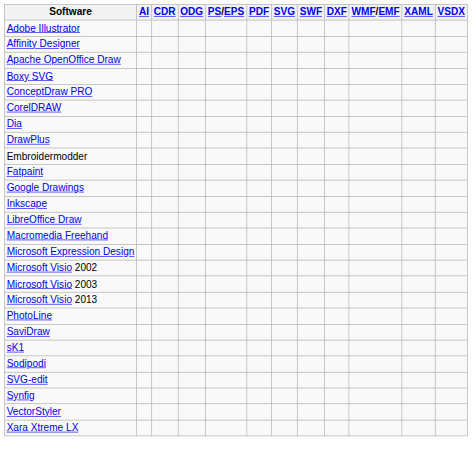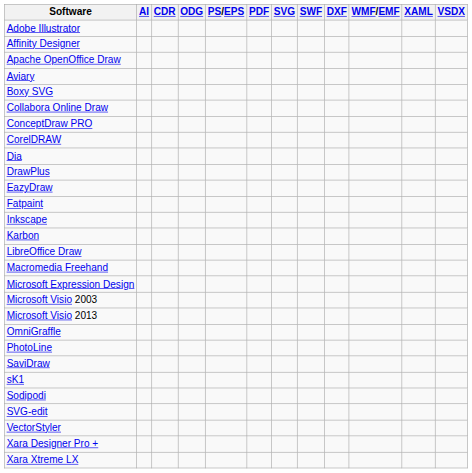+ row: (21, 76)
+ row: (57, 108)
- row: (47, 156)
+ row: (30, 188)
- row: (45, 188)
+ row: (23, 236)
- row: (52, 268)
+ row: (34, 332)
- row: (21, 396)
+ row: (52, 444)
